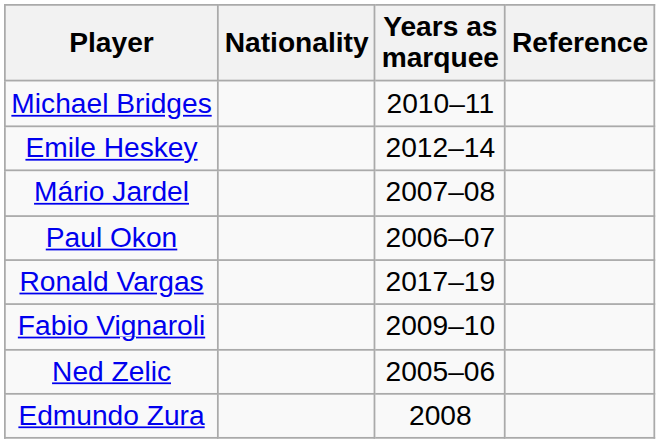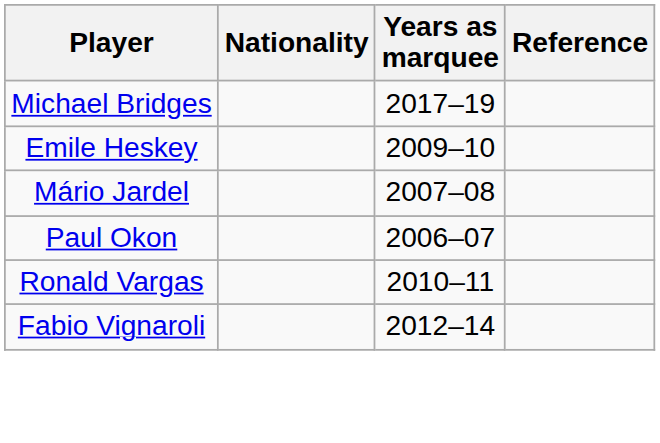(440, 103) 2010–11 -> (440, 103) 2017–19
(440, 147) 2012–14 -> (440, 147) 2009–10
(440, 281) 2017–19 -> (440, 281) 2010–11
(440, 326) 2009–10 -> (440, 326) 2012–14
- row: (112, 371)
- row: (112, 415)
